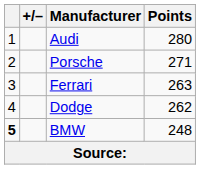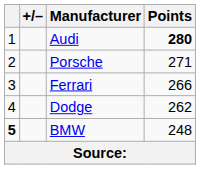(180, 39) normal -> (180, 39) bold
(180, 85) 263 -> (180, 85) 266
